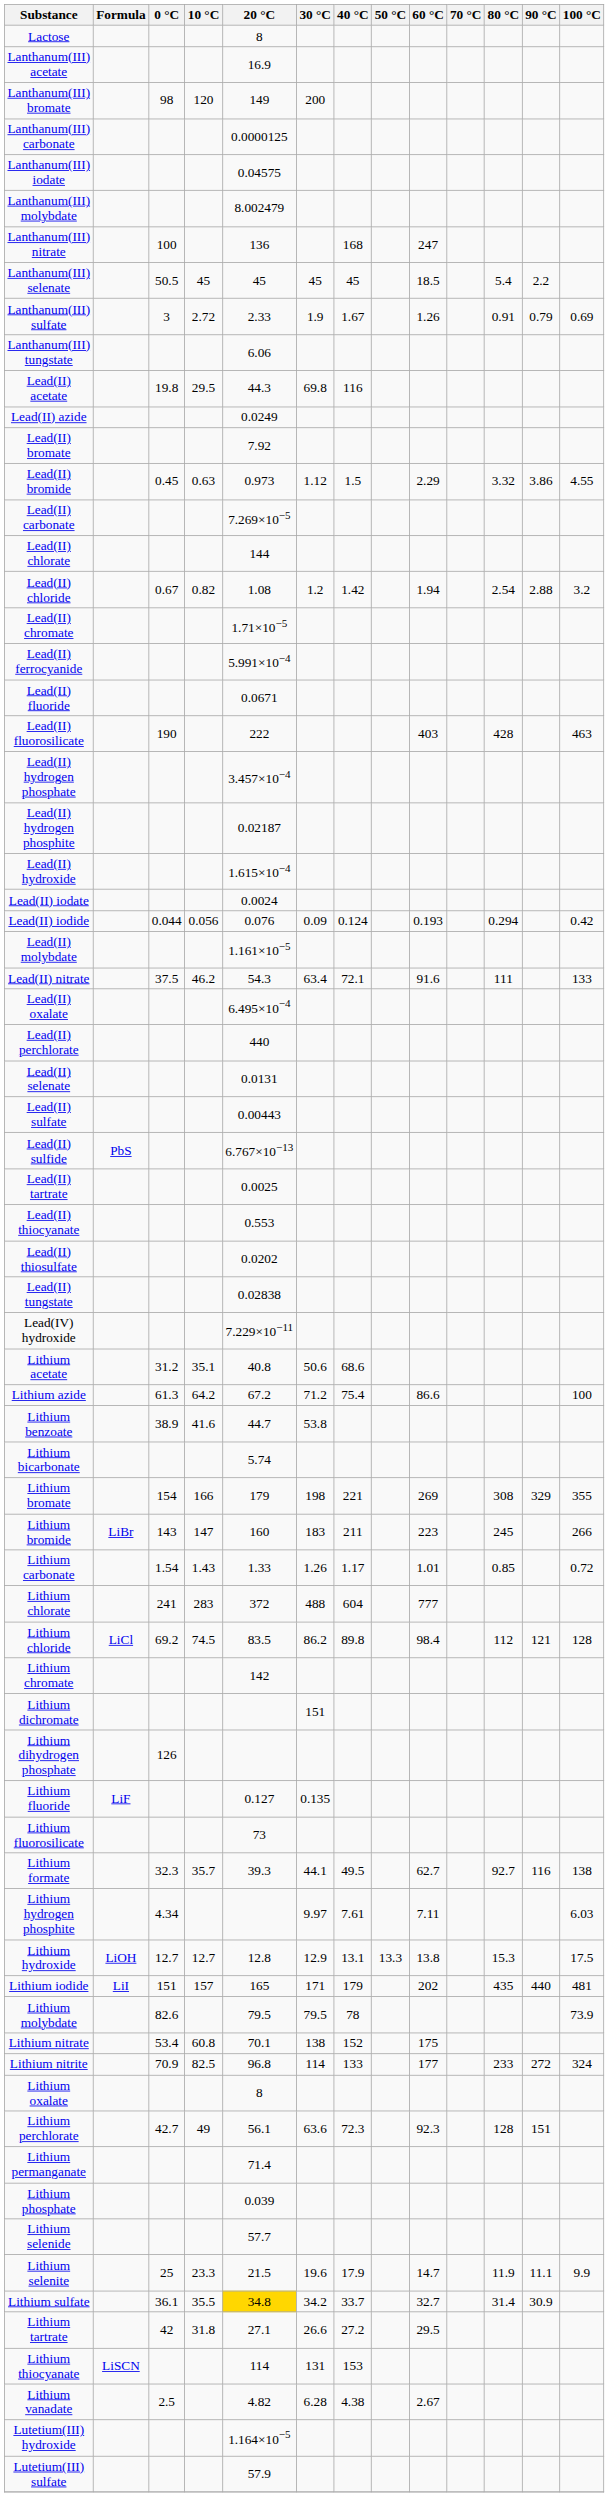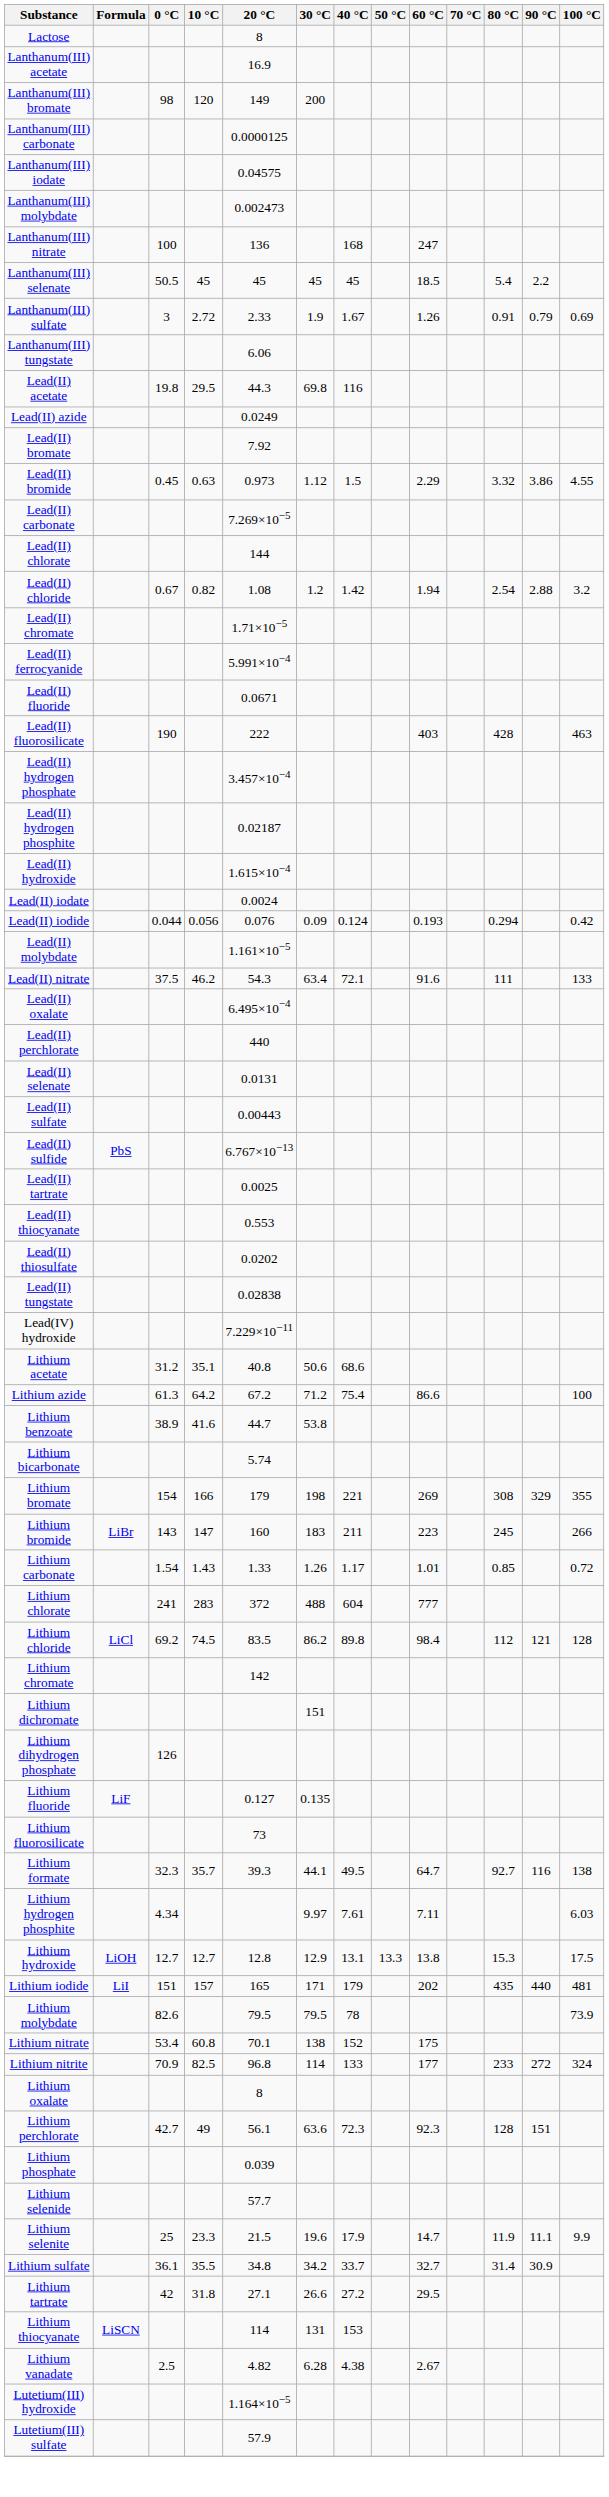(259, 208) 8.002479 -> (259, 208) 0.002473
(428, 1870) 62.7 -> (428, 1870) 64.7
- row: (49, 2164)
(259, 2301) gold background -> (259, 2265) no background
